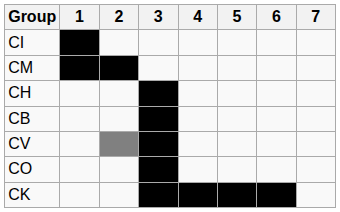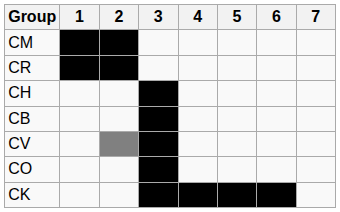- row: (16, 42)
+ row: (20, 67)
